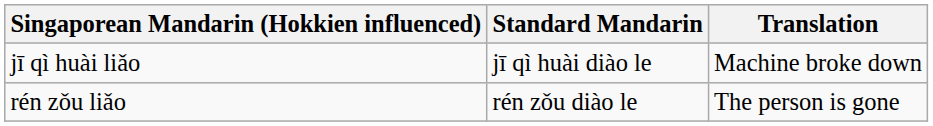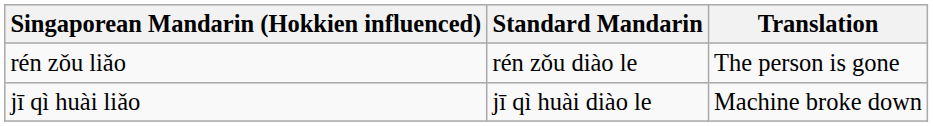rows swapped: (75, 62) <-> (68, 101)
